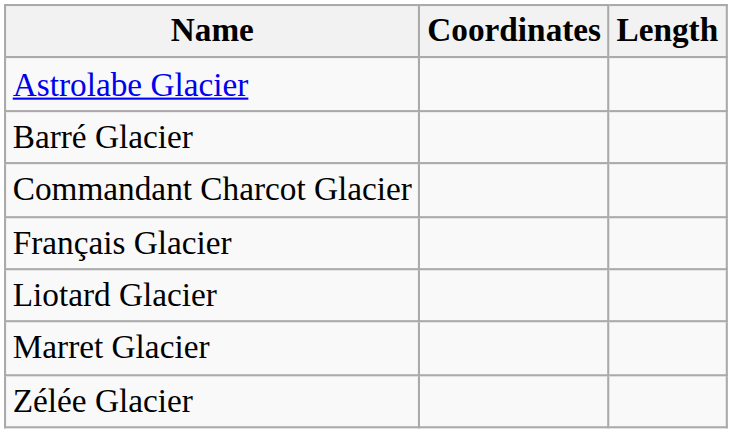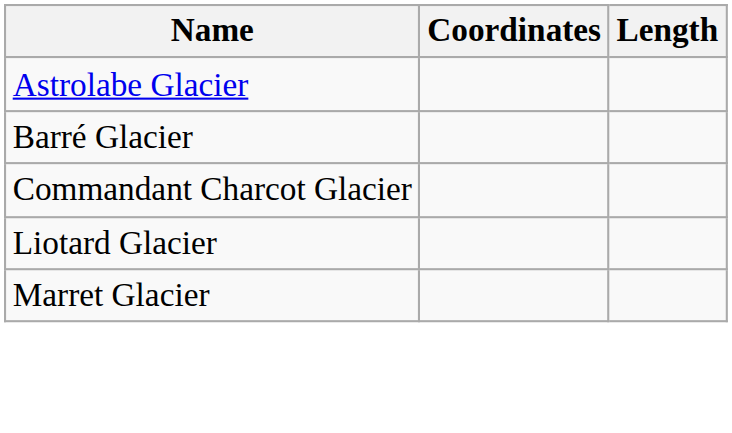- row: (122, 242)
- row: (103, 400)
